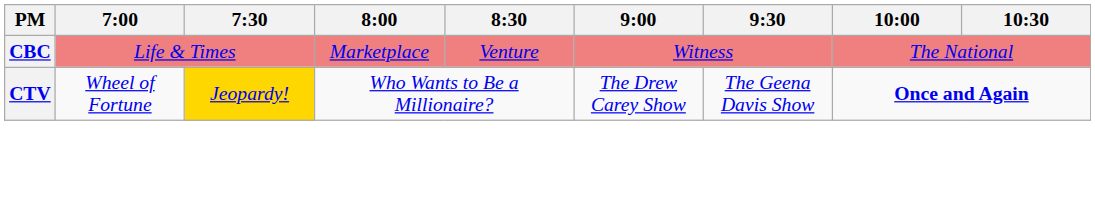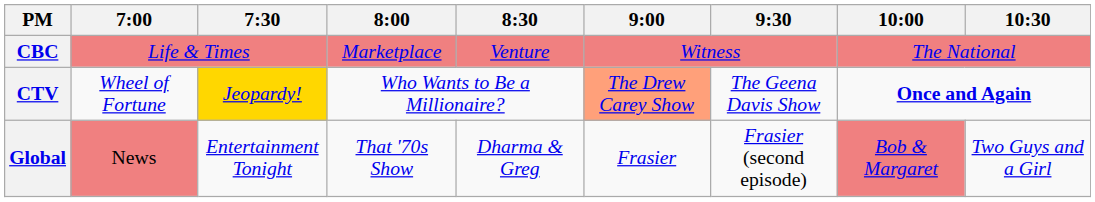(638, 93) no background -> (647, 93) lightsalmon background
+ row: (38, 158)
